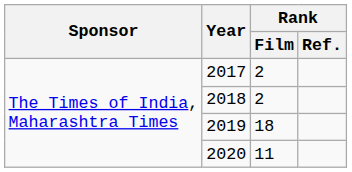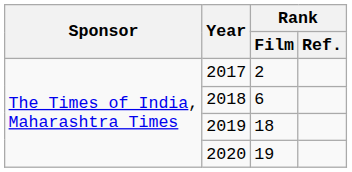(259, 100) 2 -> (259, 100) 6
(264, 154) 11 -> (264, 154) 19
